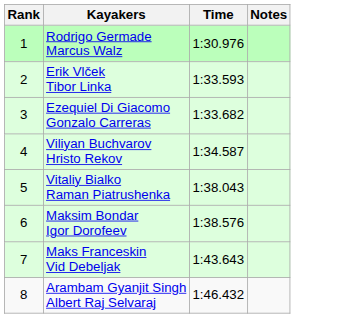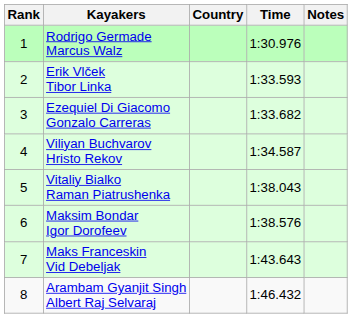+ column: (218, 15)
